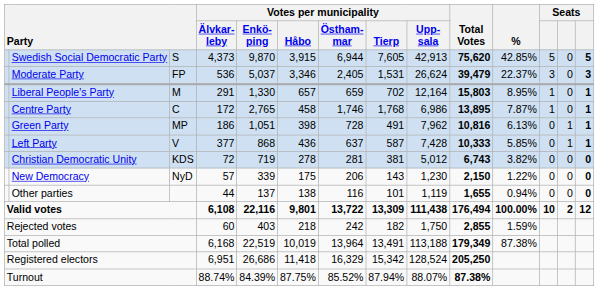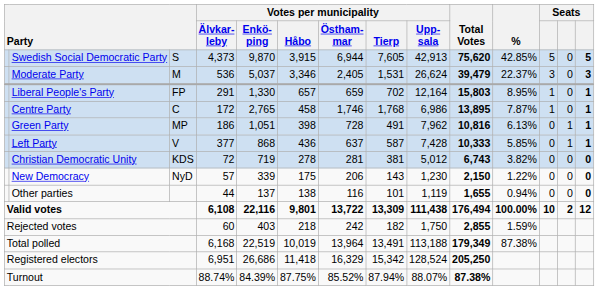(179, 74) FP -> (176, 74) M
(176, 93) M -> (179, 93) FP
